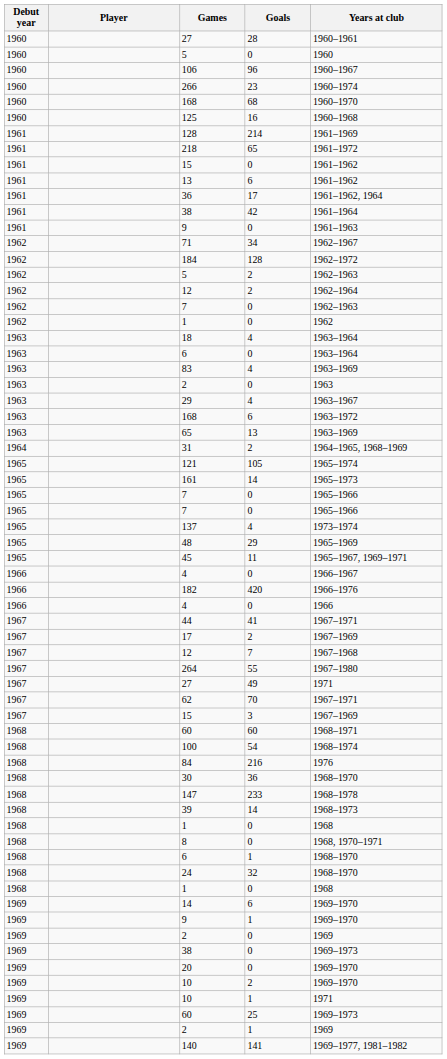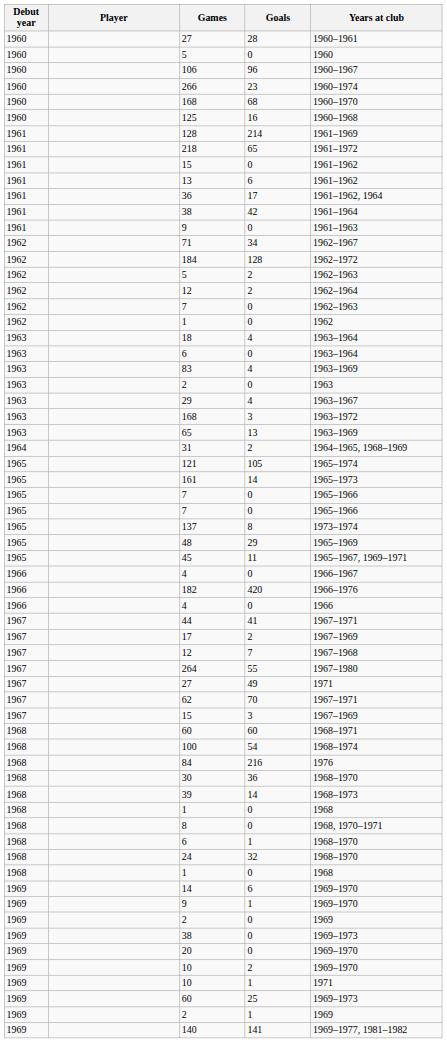(250, 416) 6 -> (250, 416) 3
(250, 526) 4 -> (250, 526) 8
- row: (17, 794)
